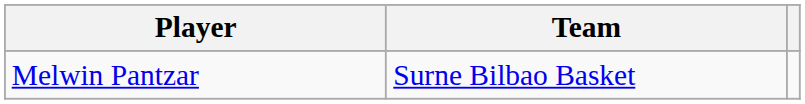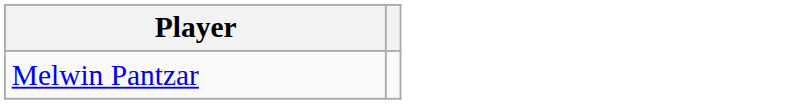- column: (586, 27)
